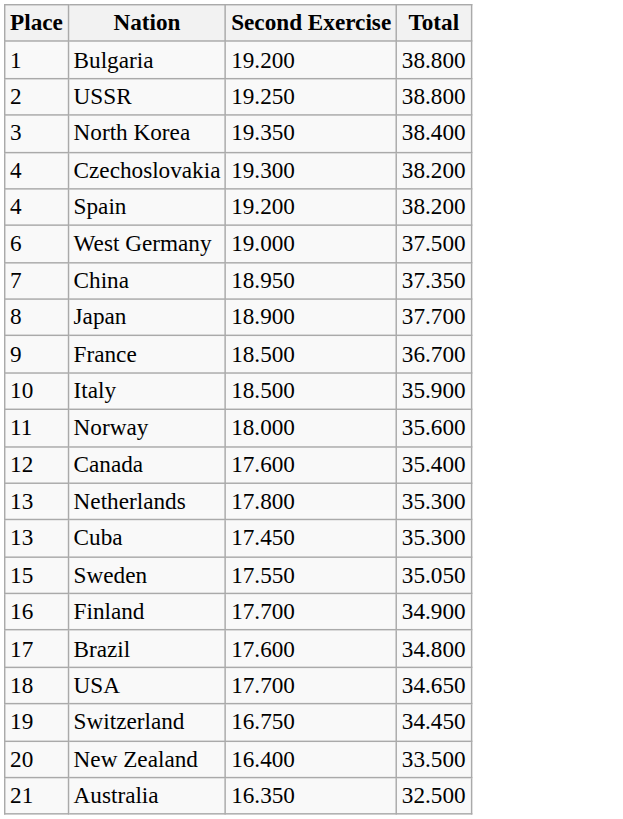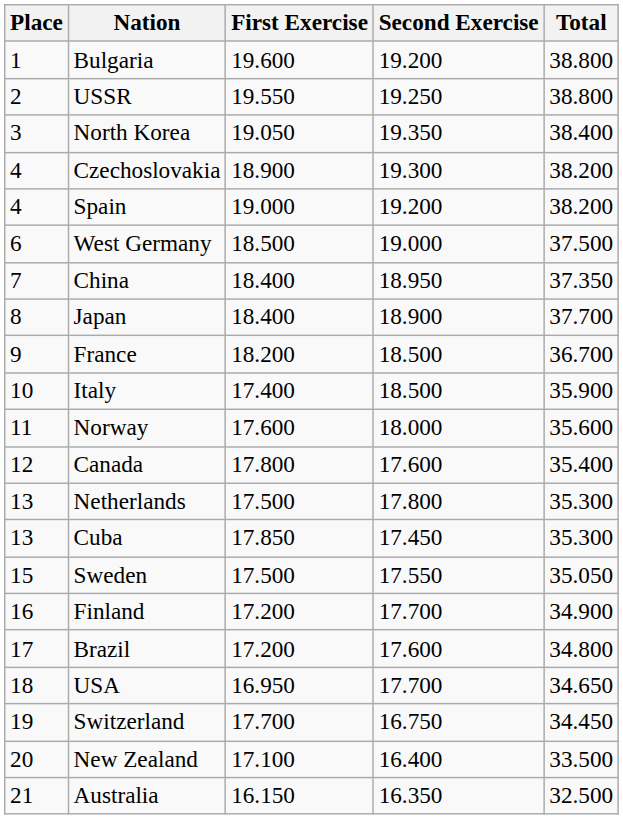+ column: (300, 22)
